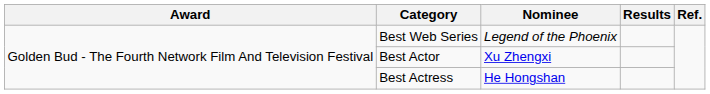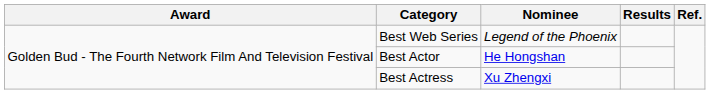(518, 57) Xu Zhengxi -> (525, 57) He Hongshan
(525, 78) He Hongshan -> (518, 78) Xu Zhengxi
